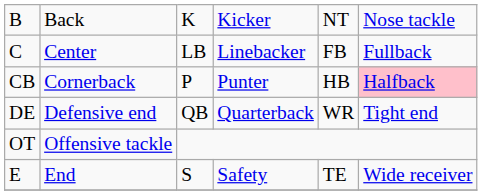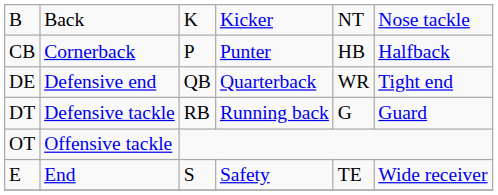- row: (16, 50)
(399, 81) pink background -> (414, 50) no background
+ row: (22, 112)
